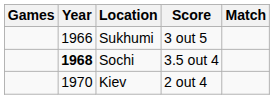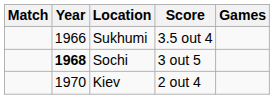columns swapped: (246, 15) <-> (31, 15)
(186, 37) 3 out 5 -> (185, 37) 3.5 out 4
(192, 60) 3.5 out 4 -> (179, 60) 3 out 5
